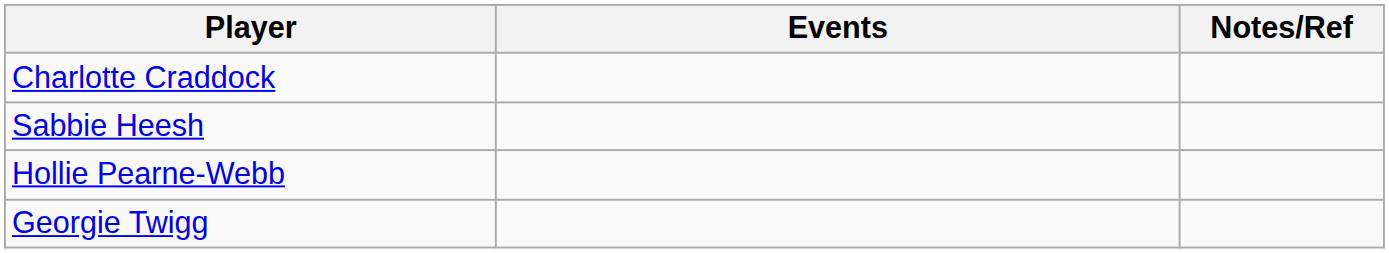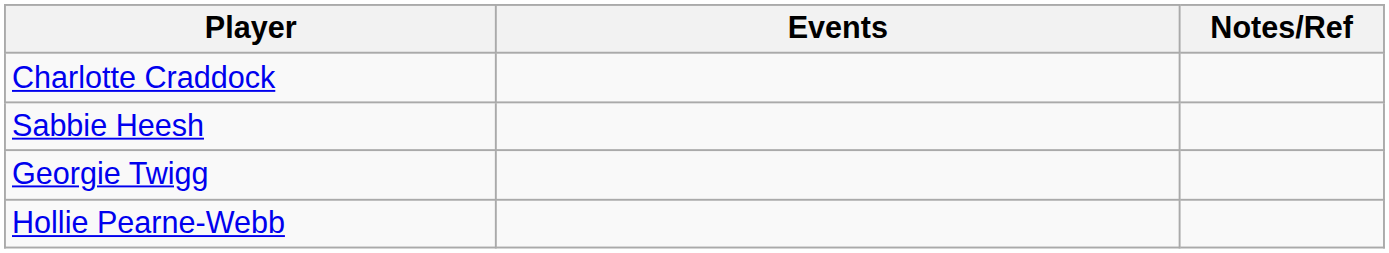rows swapped: (148, 174) <-> (110, 222)
